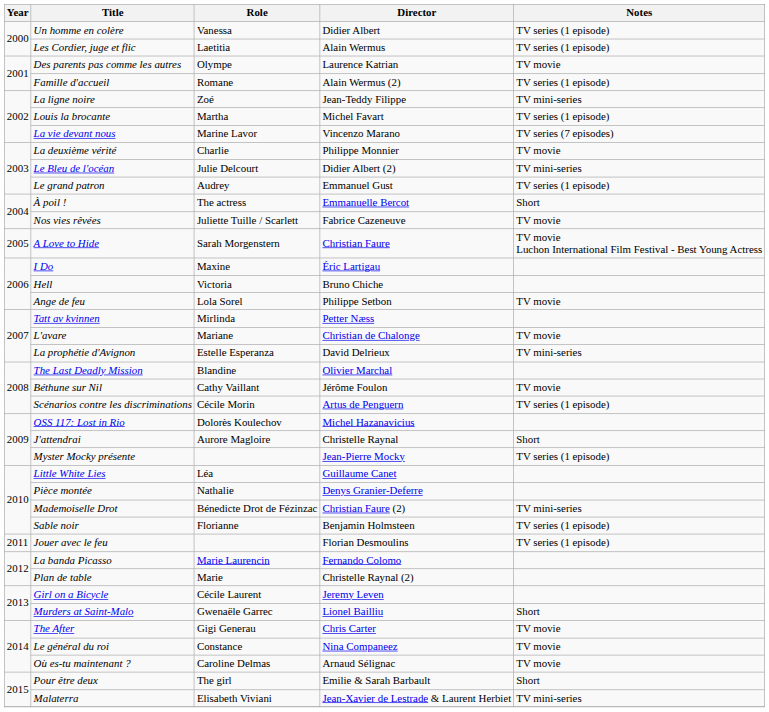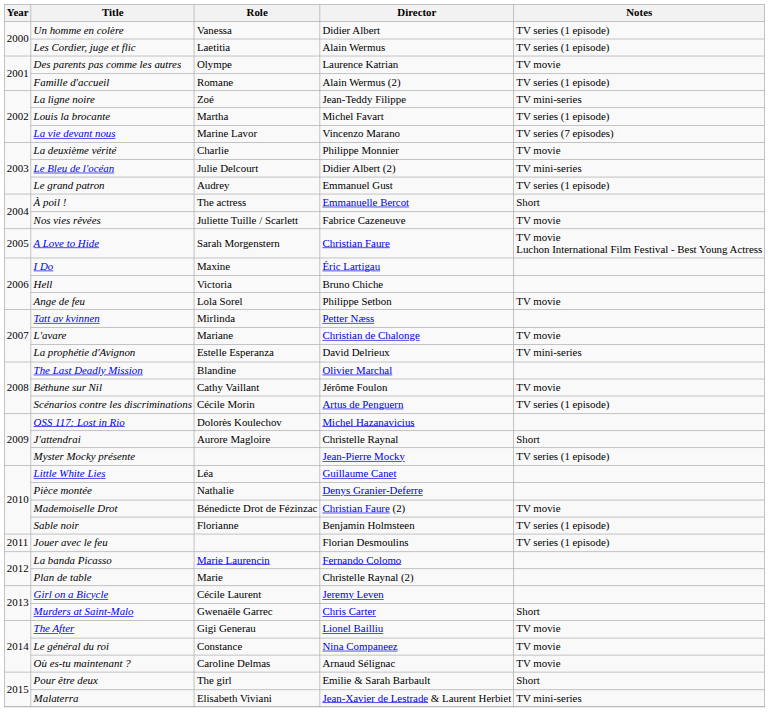(549, 508) TV mini-series -> (538, 508) TV movie
(353, 612) Lionel Bailliu -> (349, 612) Chris Carter
(349, 629) Chris Carter -> (353, 629) Lionel Bailliu
